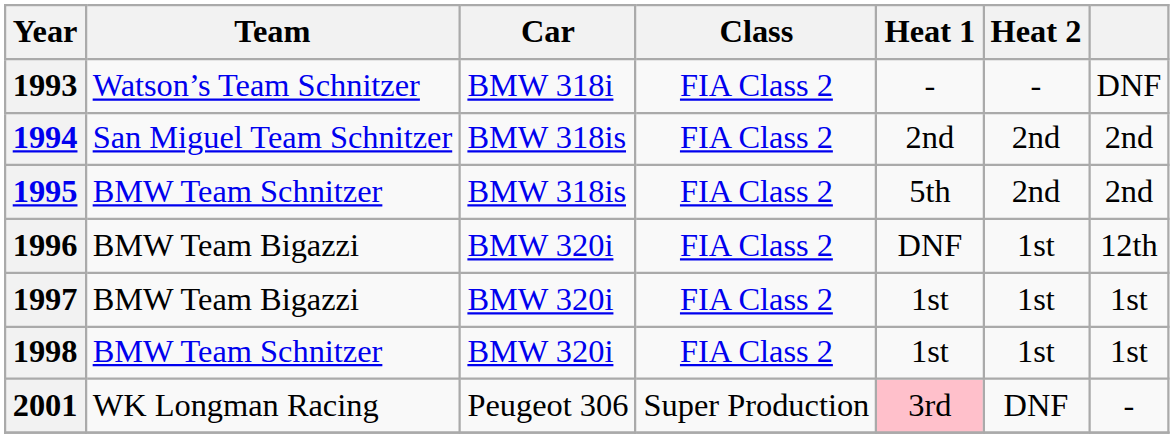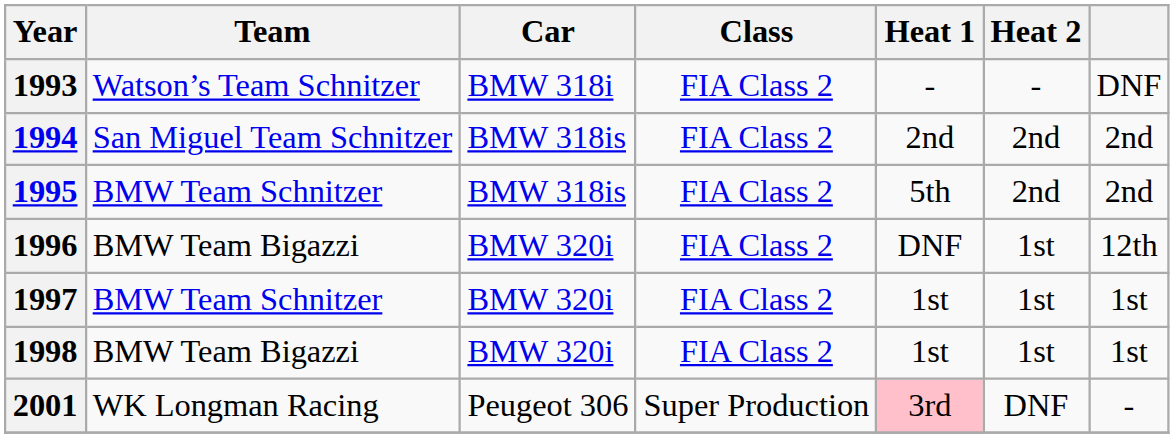(226, 298) BMW Team Bigazzi -> (238, 298) BMW Team Schnitzer
(238, 352) BMW Team Schnitzer -> (226, 352) BMW Team Bigazzi
